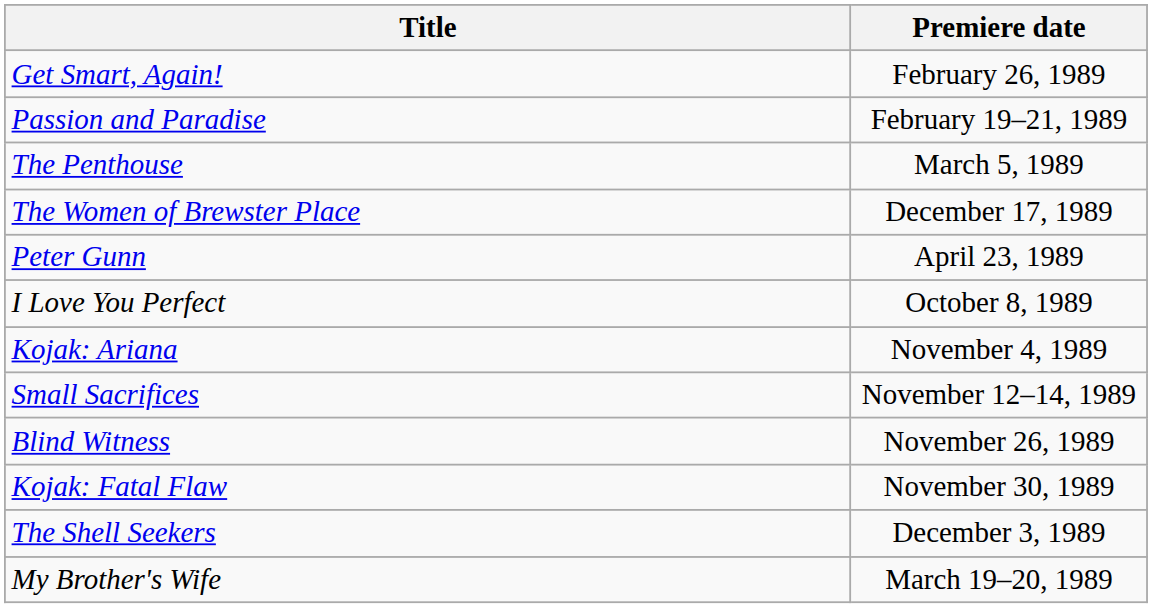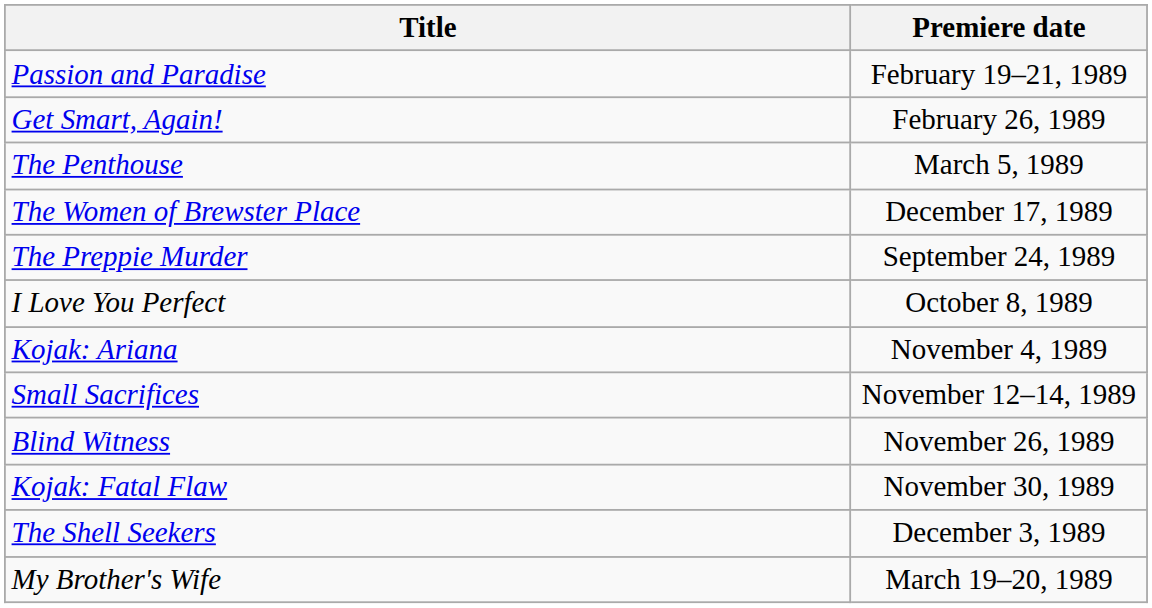rows swapped: (139, 119) <-> (117, 73)
- row: (79, 257)
+ row: (130, 257)
